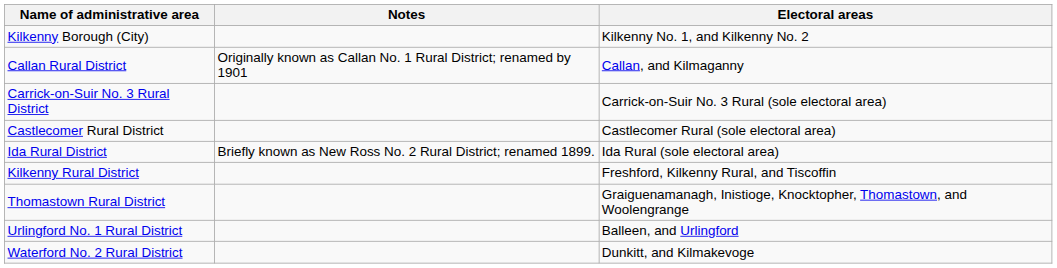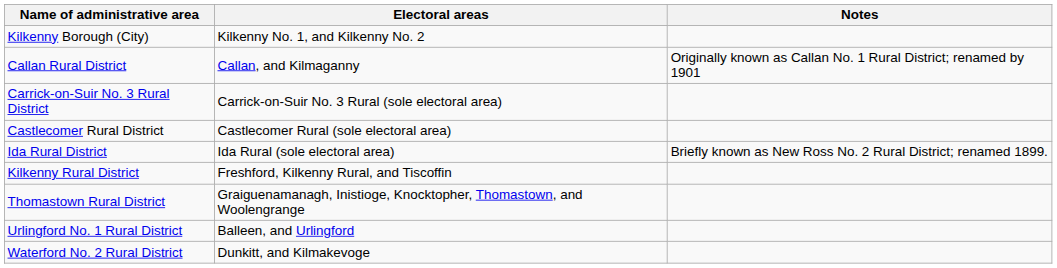columns swapped: (825, 15) <-> (407, 15)
